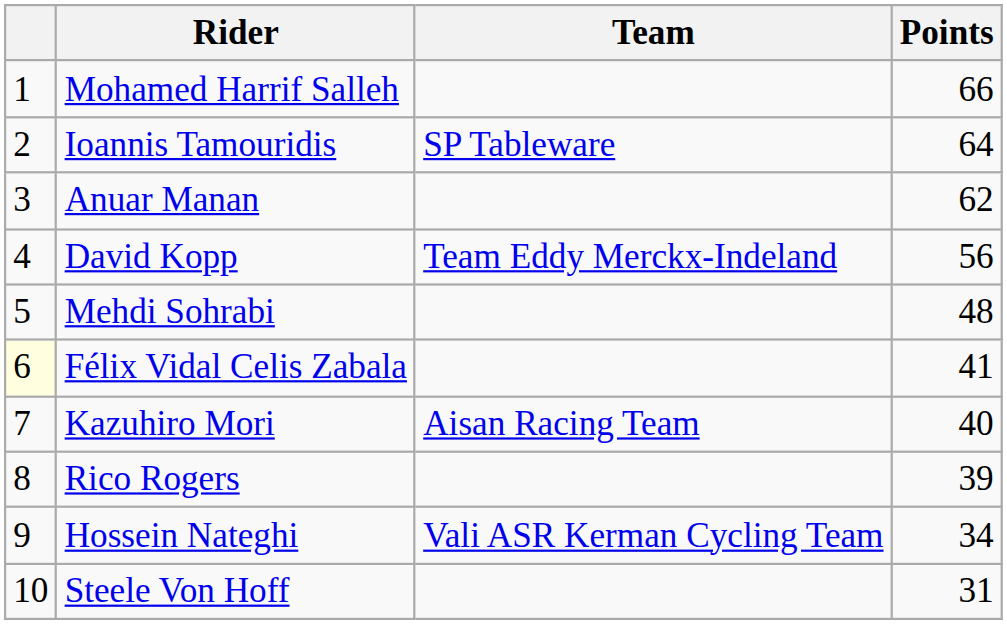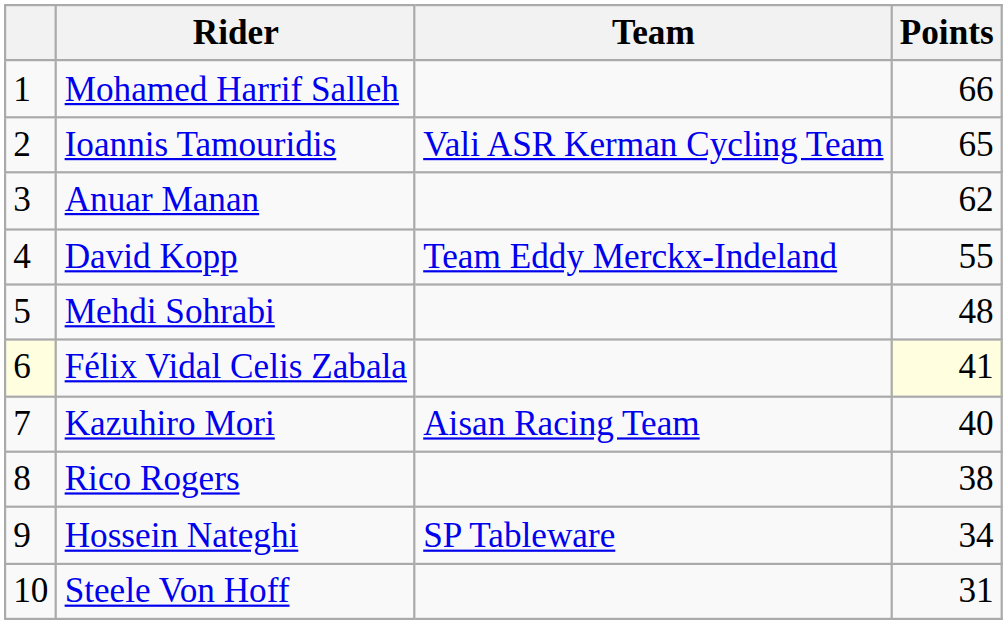(519, 144) SP Tableware -> (653, 144) Vali ASR Kerman Cycling Team
(976, 144) 64 -> (976, 144) 65
(976, 255) 56 -> (976, 255) 55
(976, 367) no background -> (976, 367) lightyellow background
(976, 479) 39 -> (976, 479) 38
(653, 534) Vali ASR Kerman Cycling Team -> (519, 534) SP Tableware
